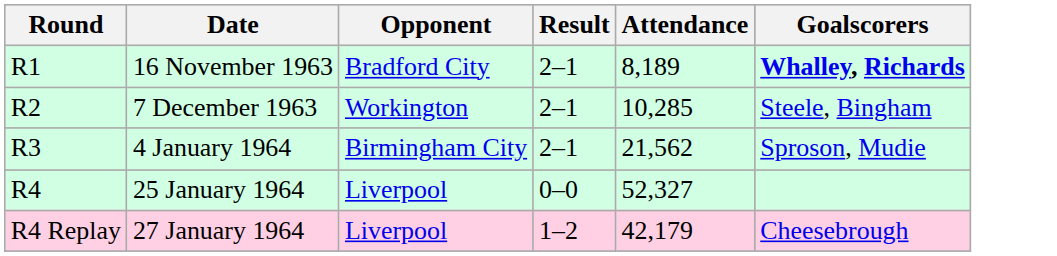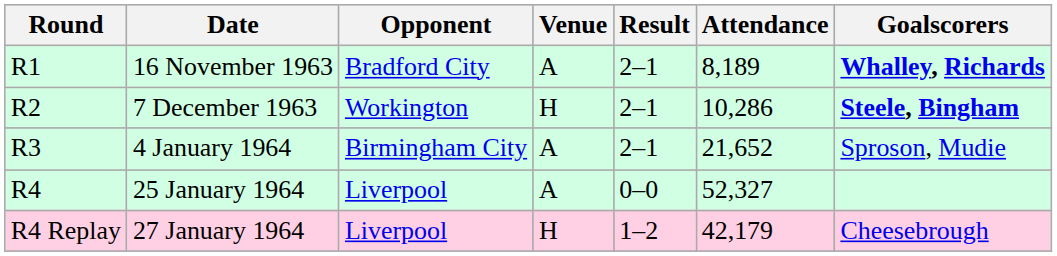+ column: (573, 25)
(657, 107) 10,285 -> (737, 107) 10,286
(846, 107) normal -> (930, 107) bold
(657, 148) 21,562 -> (737, 148) 21,652
